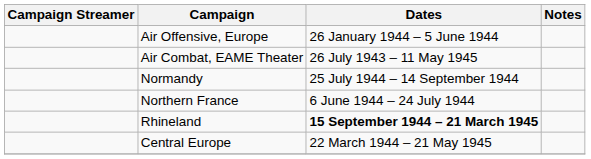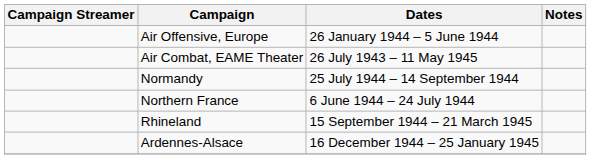(424, 121) bold -> (421, 121) normal
+ row: (192, 143)
- row: (186, 143)
